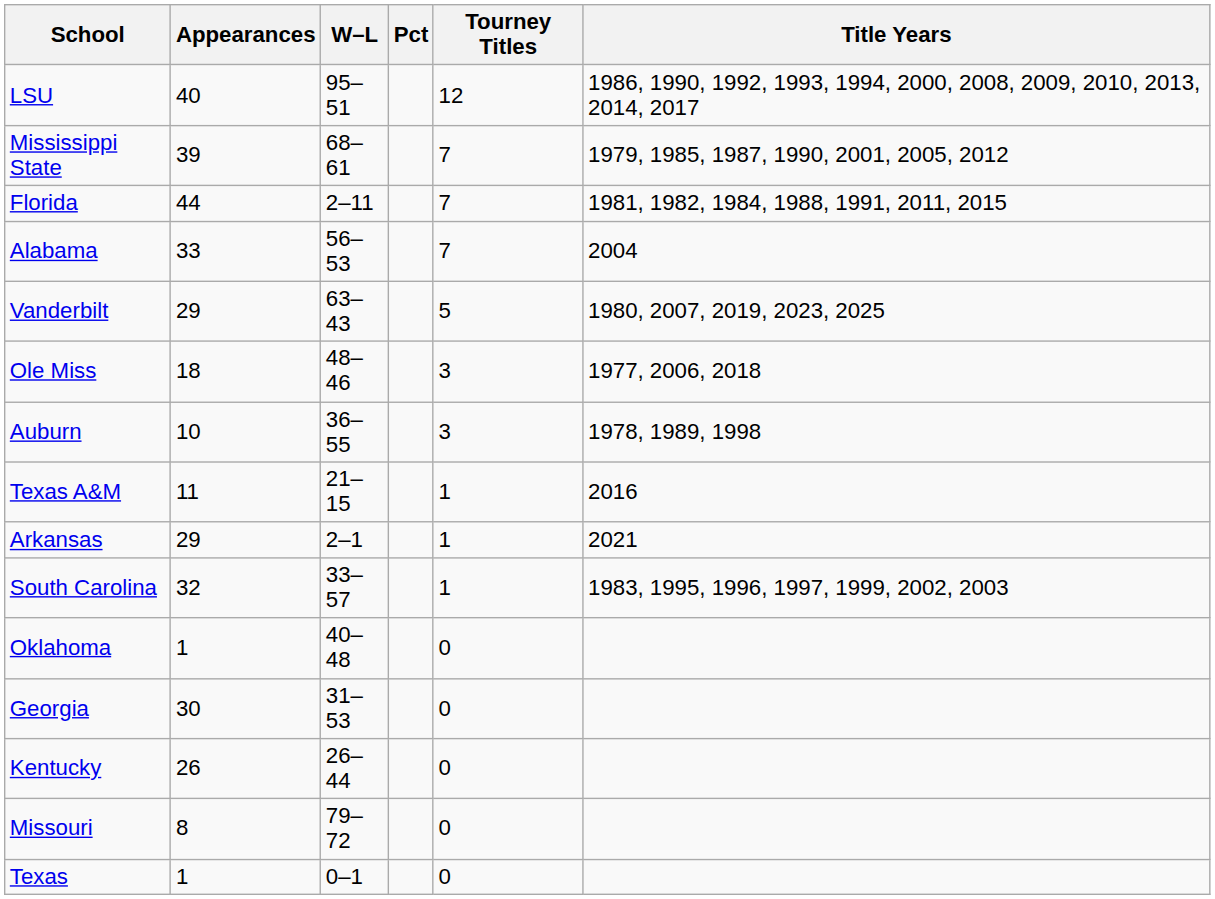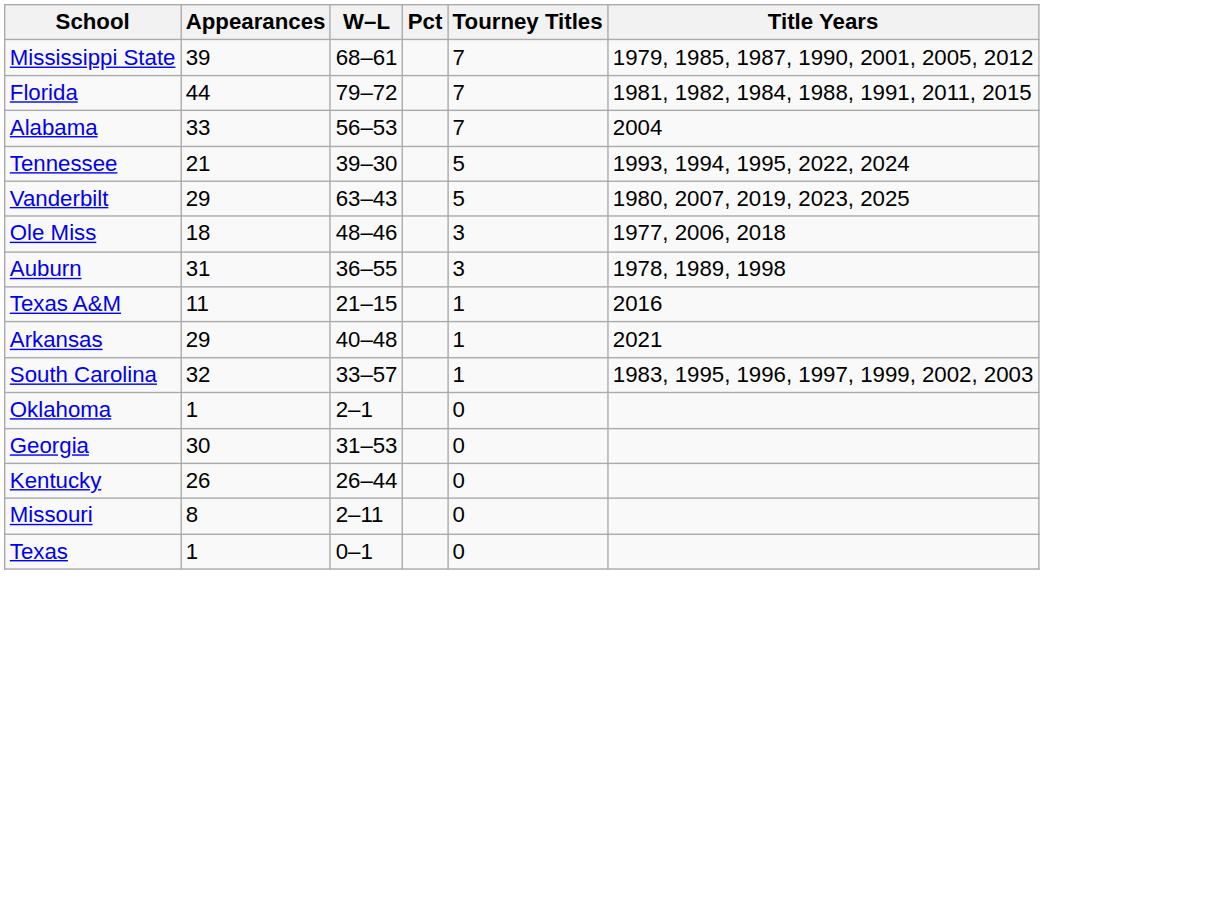- row: (31, 94)
(350, 203) 2–11 -> (367, 92) 79–72
+ row: (64, 163)
(188, 431) 10 -> (198, 269) 31
(344, 539) 2–1 -> (367, 339) 40–48
(344, 647) 40–48 -> (354, 410) 2–1
(344, 828) 79–72 -> (360, 515) 2–11
